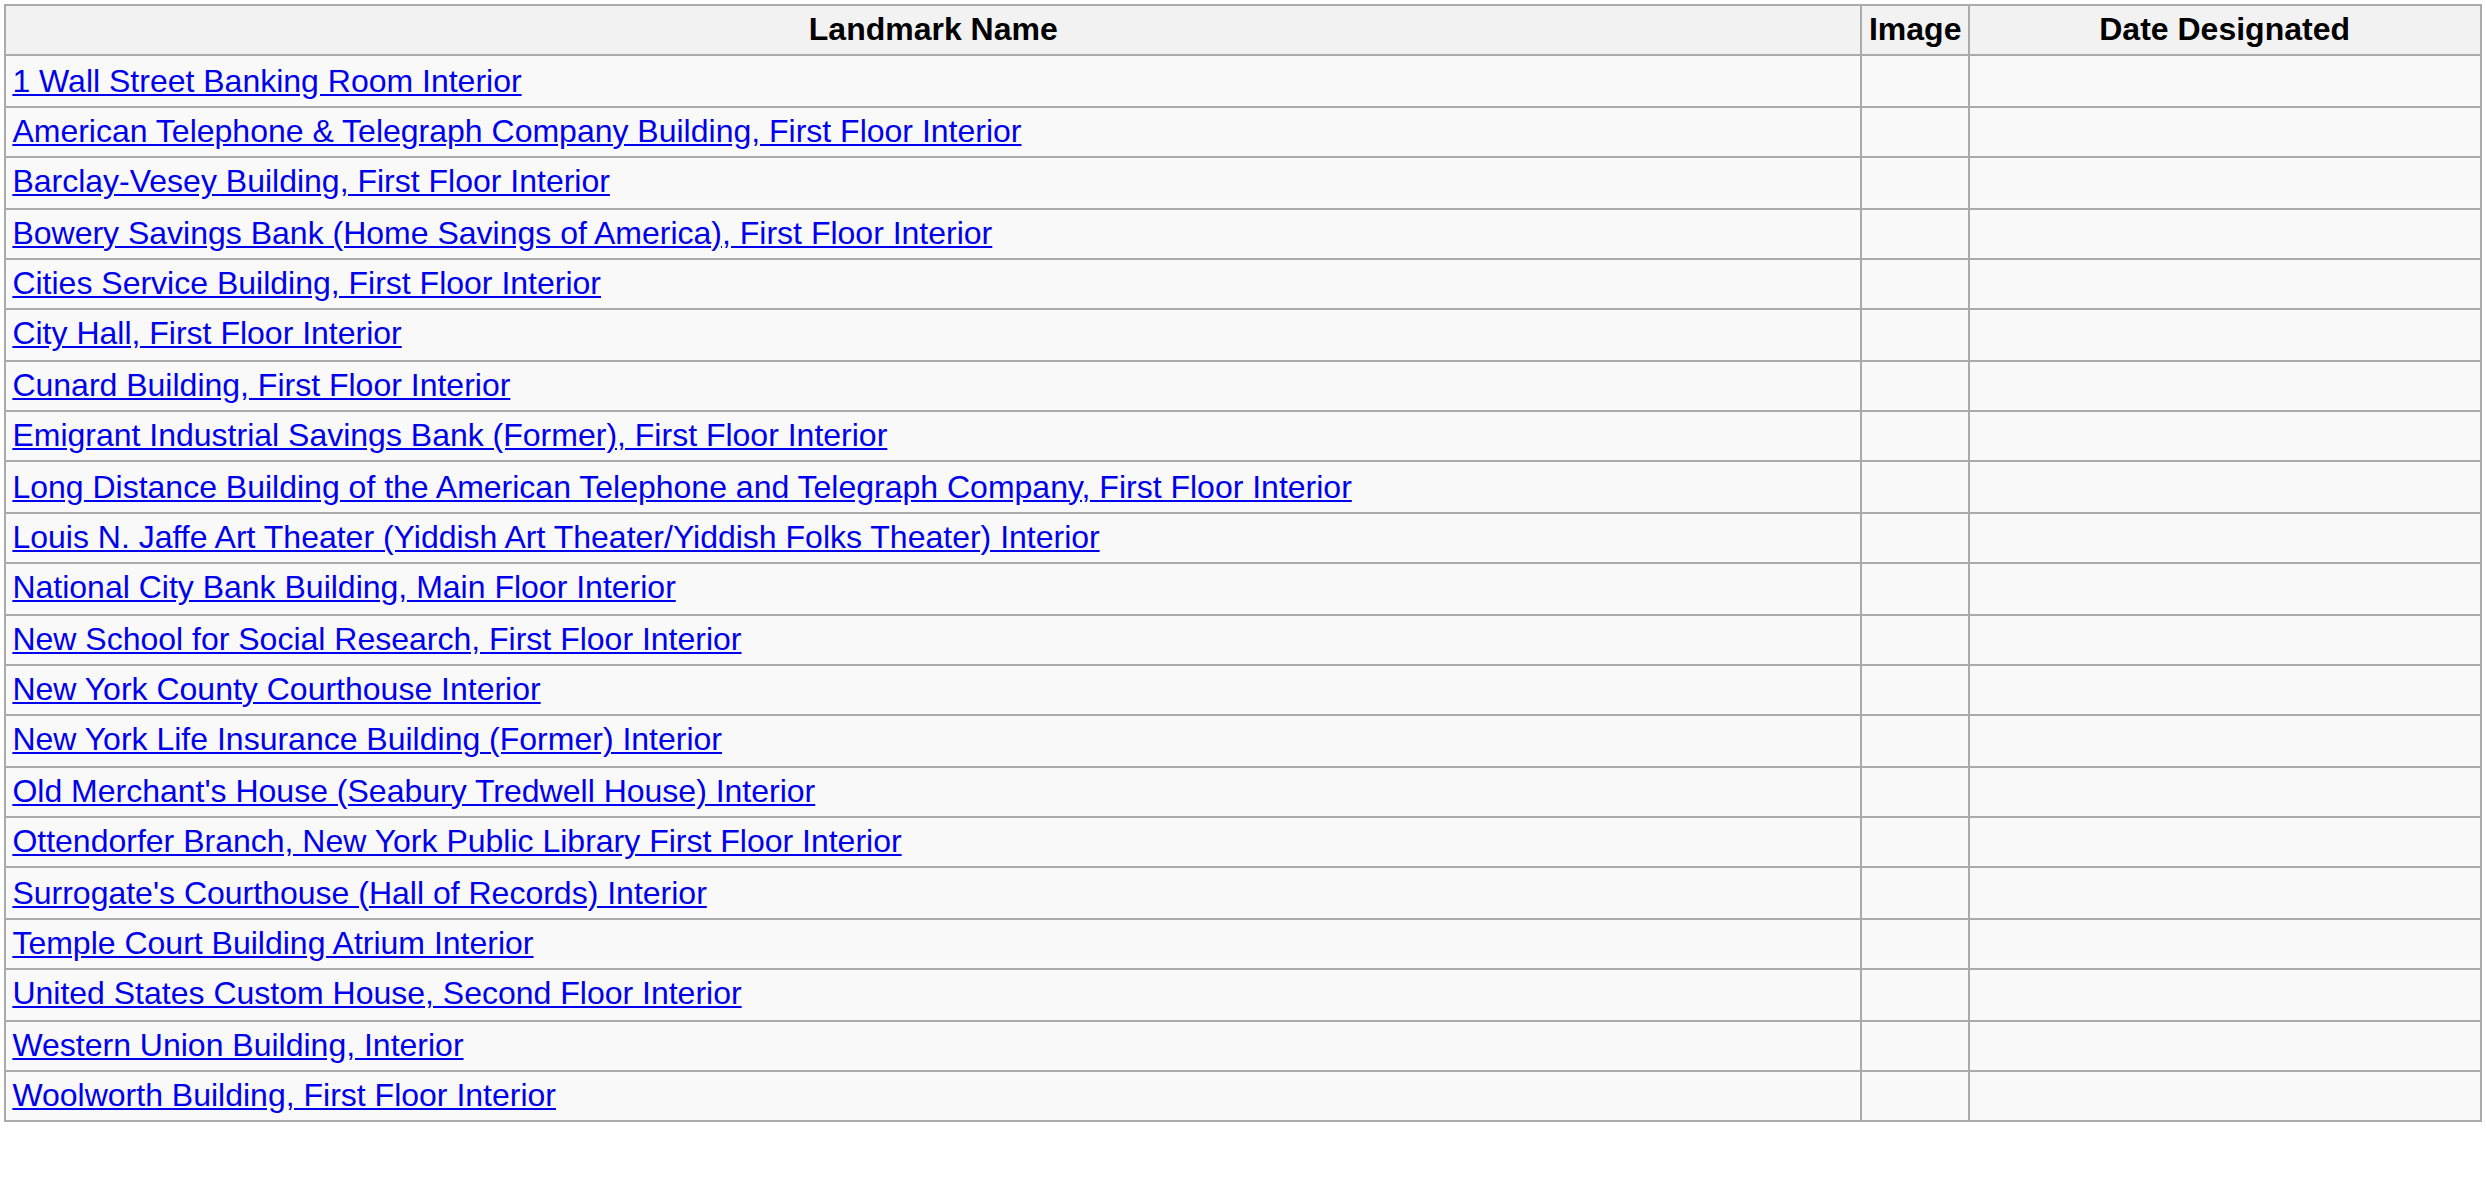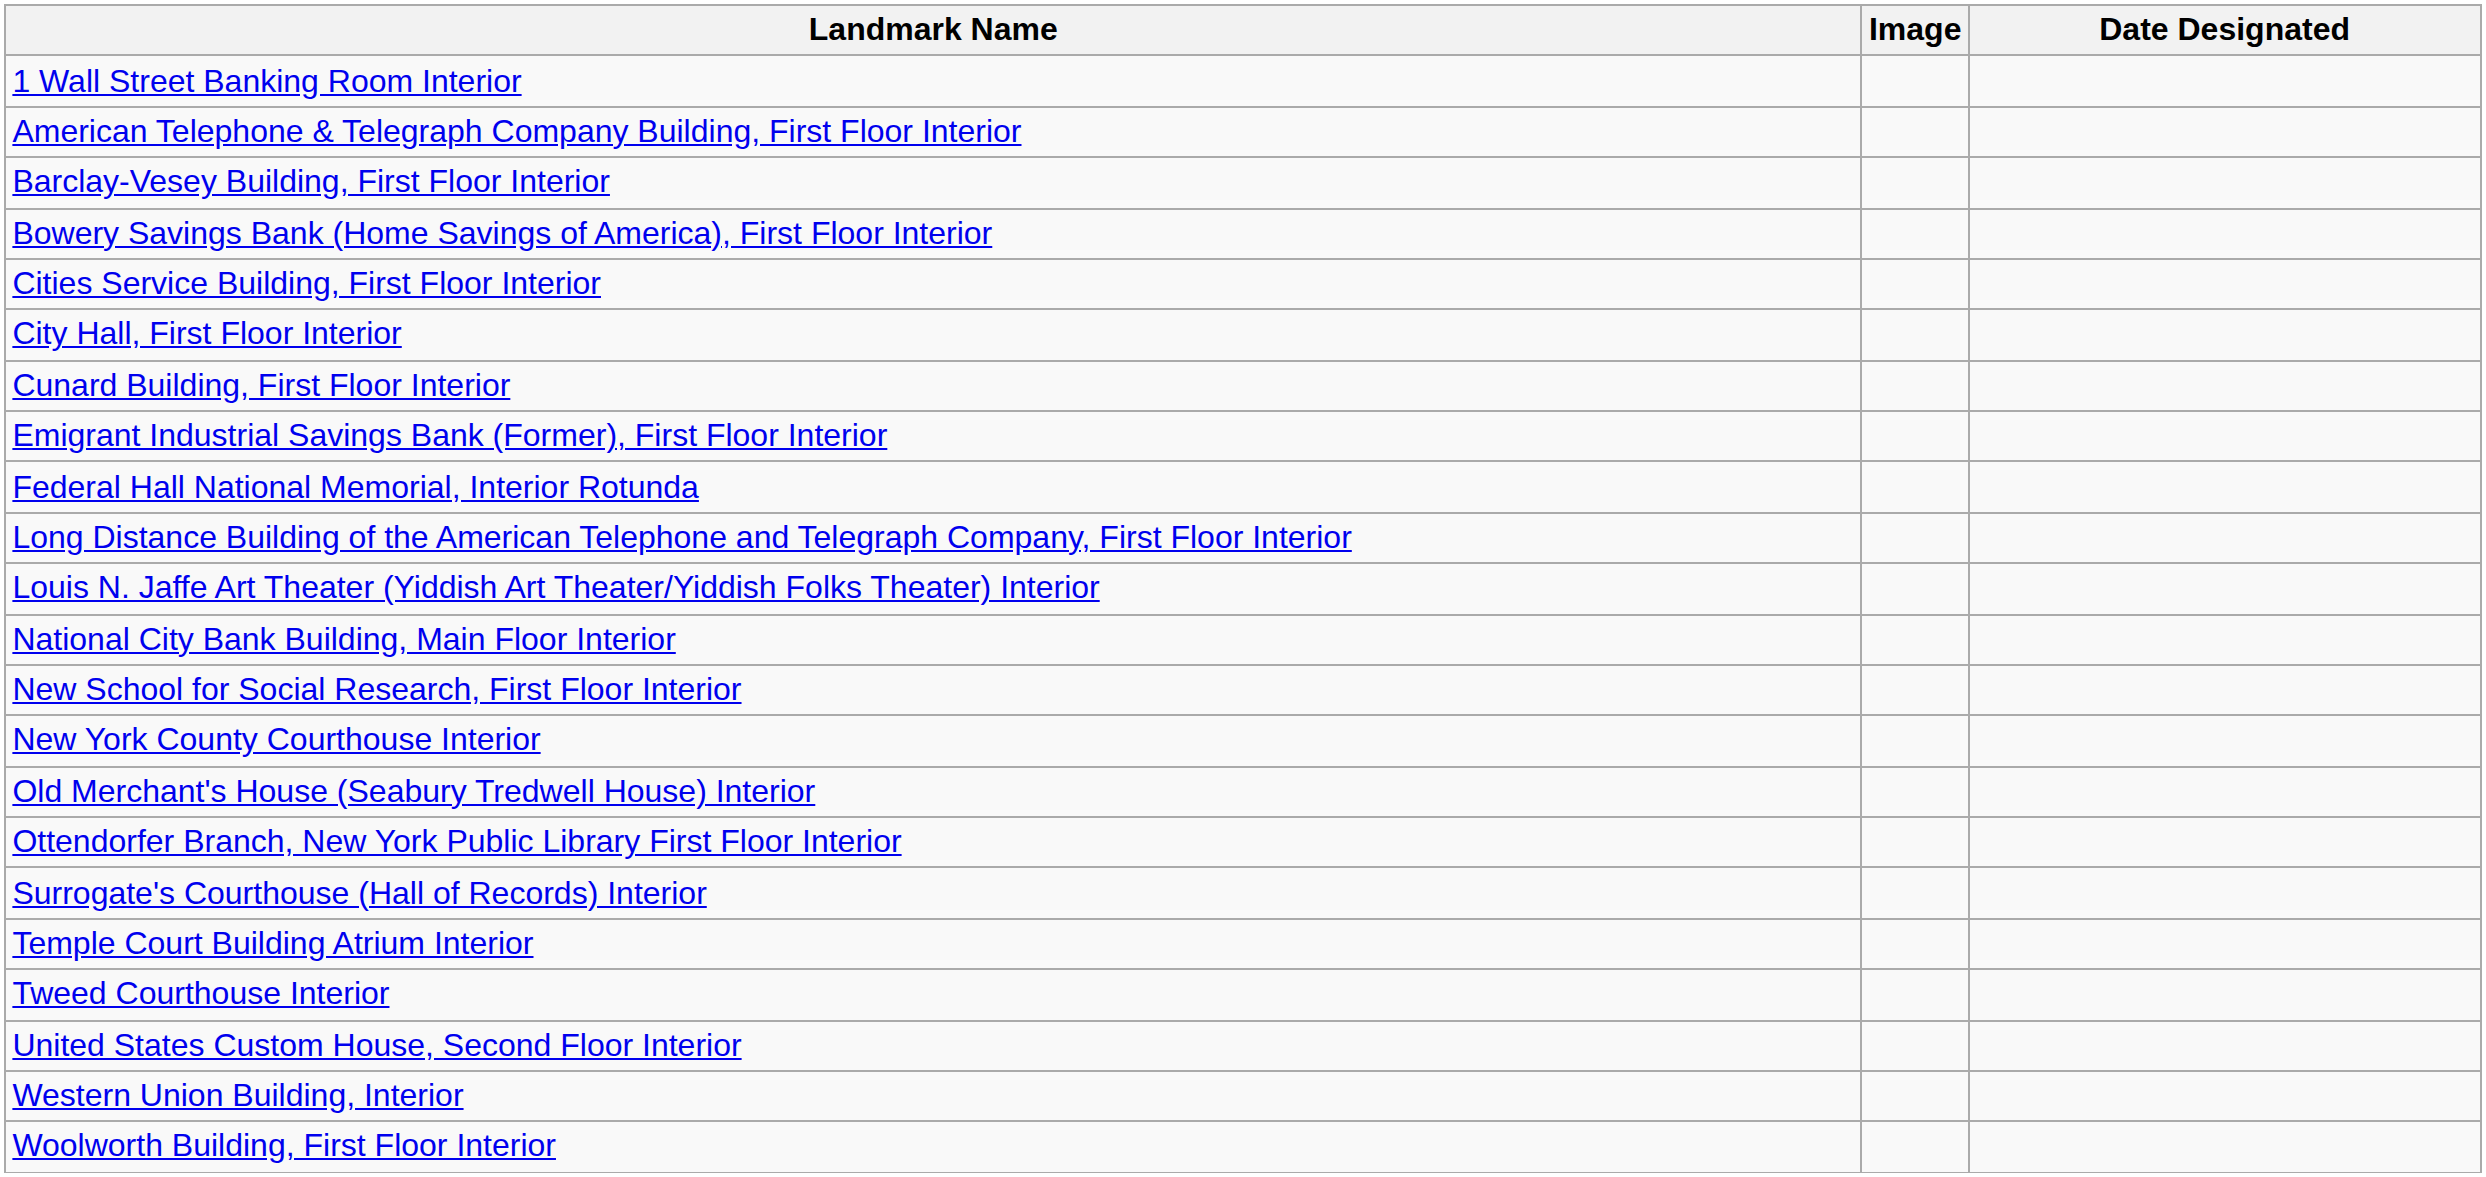+ row: (356, 486)
- row: (367, 740)
+ row: (201, 994)
